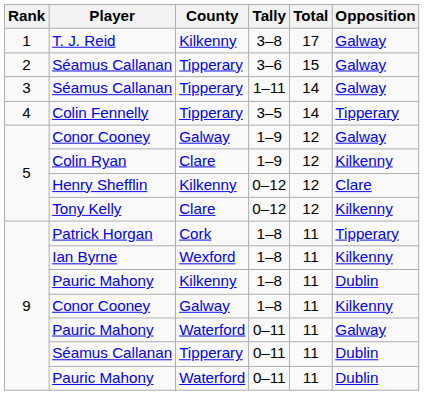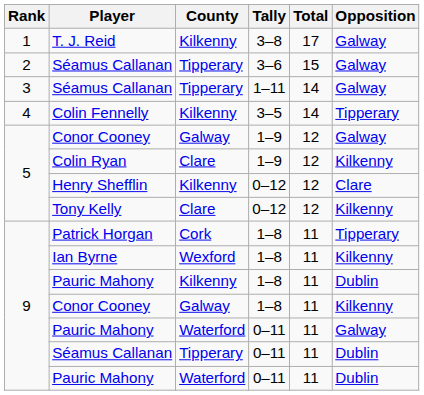(211, 112) Tipperary -> (208, 112) Kilkenny
